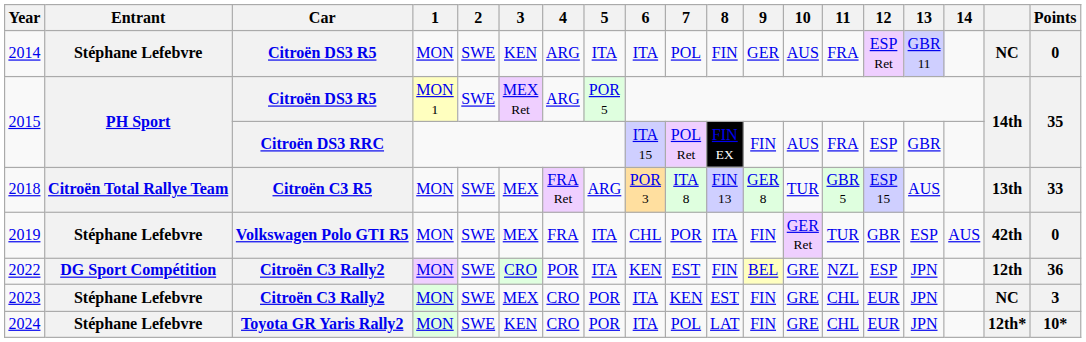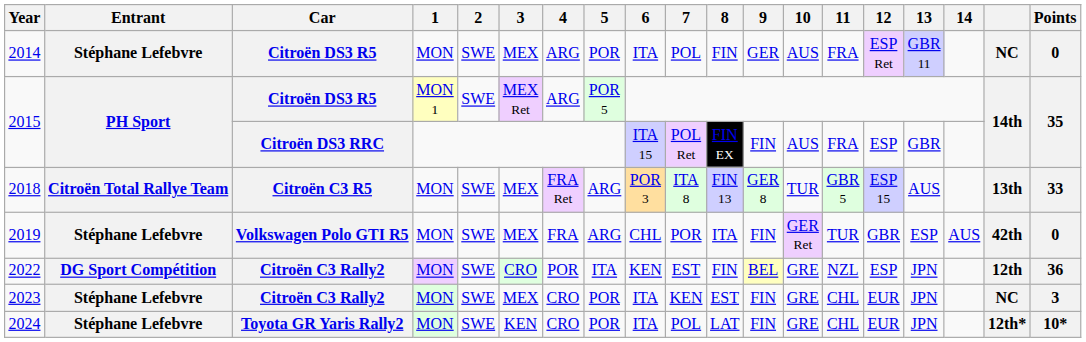(521, 53) KEN -> (521, 53) MEX
(604, 53) ITA -> (604, 53) POR
(604, 234) ITA -> (604, 234) ARG
